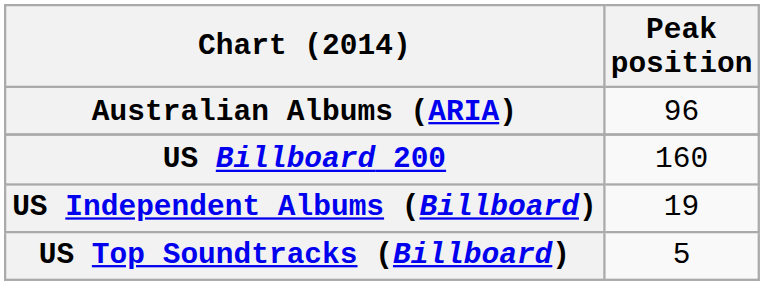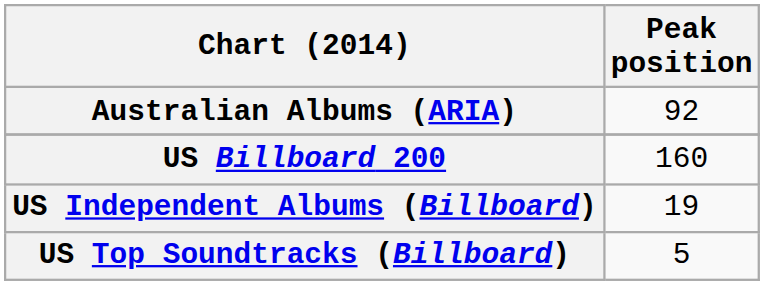(682, 111) 96 -> (682, 111) 92
